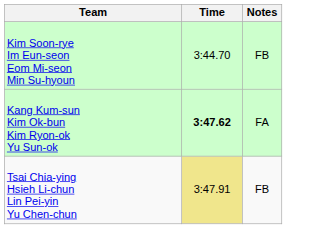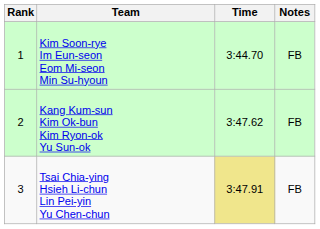+ column: (21, 13)
(212, 122) bold -> (245, 122) normal
(262, 122) FA -> (295, 122) FB
